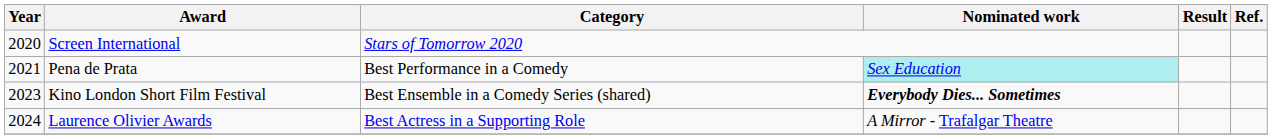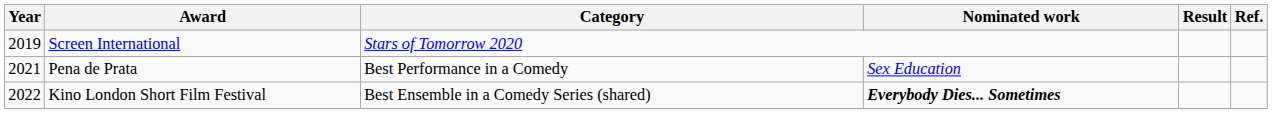(25, 43) 2020 -> (25, 43) 2019
(914, 69) paleturquoise background -> (914, 69) no background
(25, 95) 2023 -> (25, 95) 2022
- row: (130, 120)
